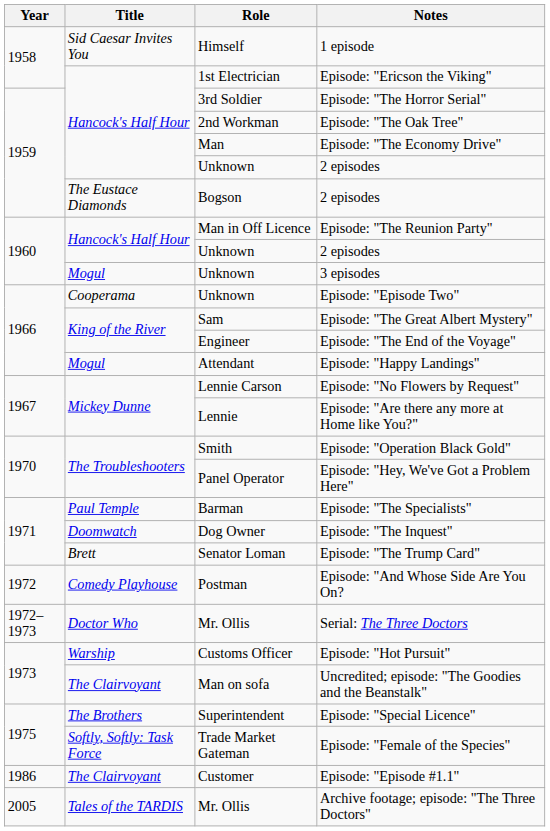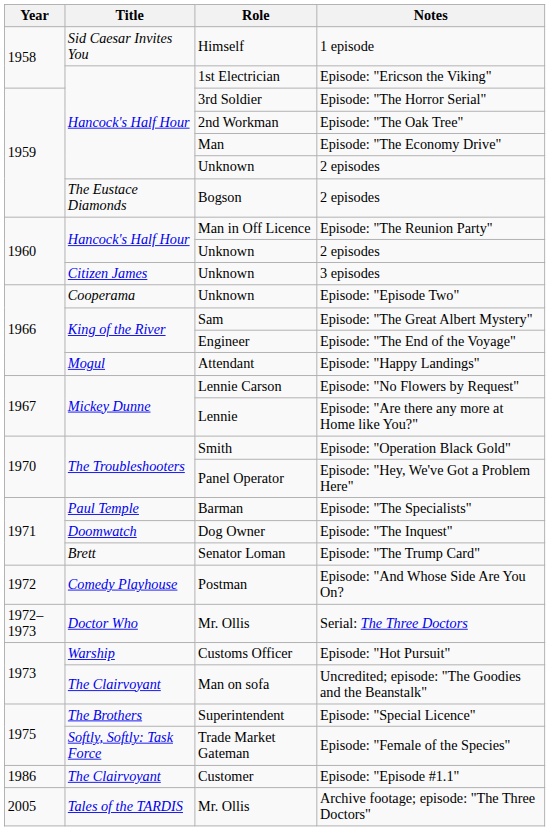(86, 273) Mogul -> (108, 273) Citizen James
